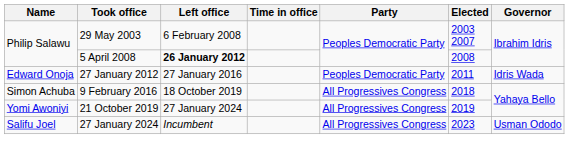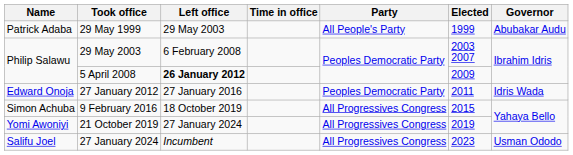+ row: (110, 29)
(463, 58) 2008 -> (463, 74) 2009
(463, 91) 2018 -> (463, 108) 2015
